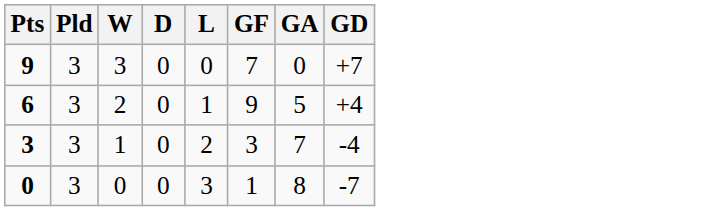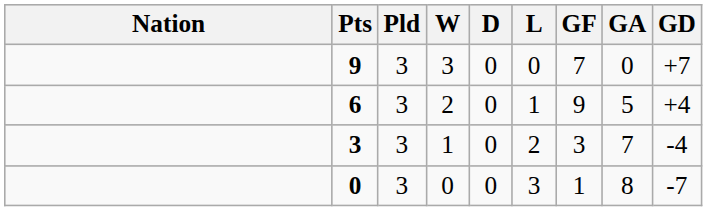+ column: (169, 24)
